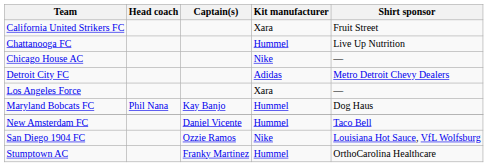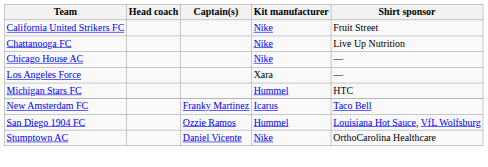(263, 28) Xara -> (263, 28) Nike
(271, 43) Hummel -> (263, 43) Nike
- row: (38, 75)
- row: (50, 106)
+ row: (44, 91)
(212, 122) Daniel Vicente -> (216, 106) Franky Martinez
(271, 122) Hummel -> (266, 106) Icarus
(263, 138) Nike -> (271, 122) Hummel
(216, 153) Franky Martinez -> (212, 138) Daniel Vicente
(271, 153) Hummel -> (263, 138) Nike
